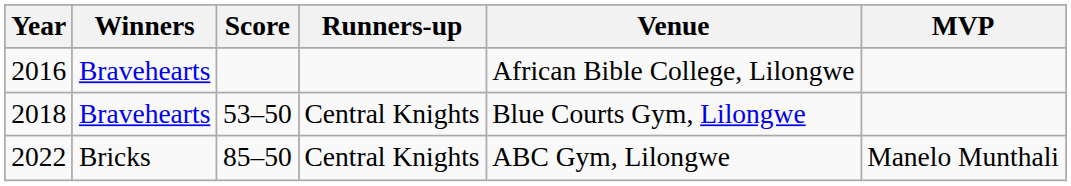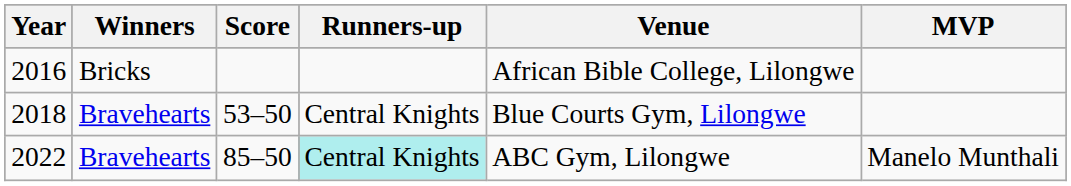(145, 69) Bravehearts -> (115, 69) Bricks
(115, 157) Bricks -> (145, 157) Bravehearts
(392, 157) no background -> (392, 157) paleturquoise background
